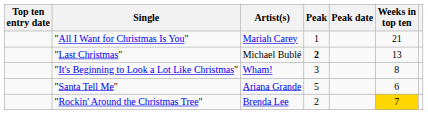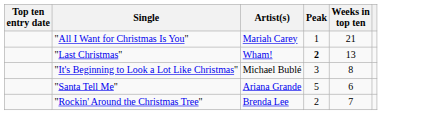- column: (352, 17)
(272, 54) Michael Bublé -> (258, 54) Wham!
(258, 70) Wham! -> (272, 70) Michael Bublé
(397, 102) gold background -> (351, 102) no background
